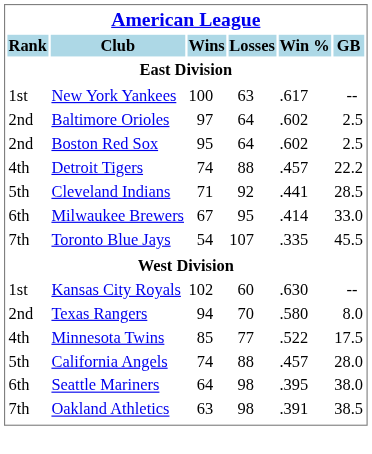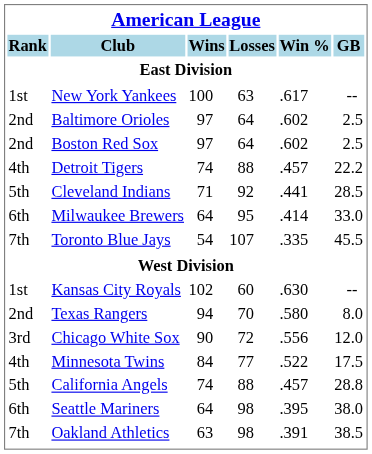(201, 143) 95 -> (201, 143) 97
(201, 215) 67 -> (201, 215) 64
+ row: (116, 337)
(201, 337) 85 -> (201, 361) 84
(349, 361) 28.0 -> (349, 385) 28.8
